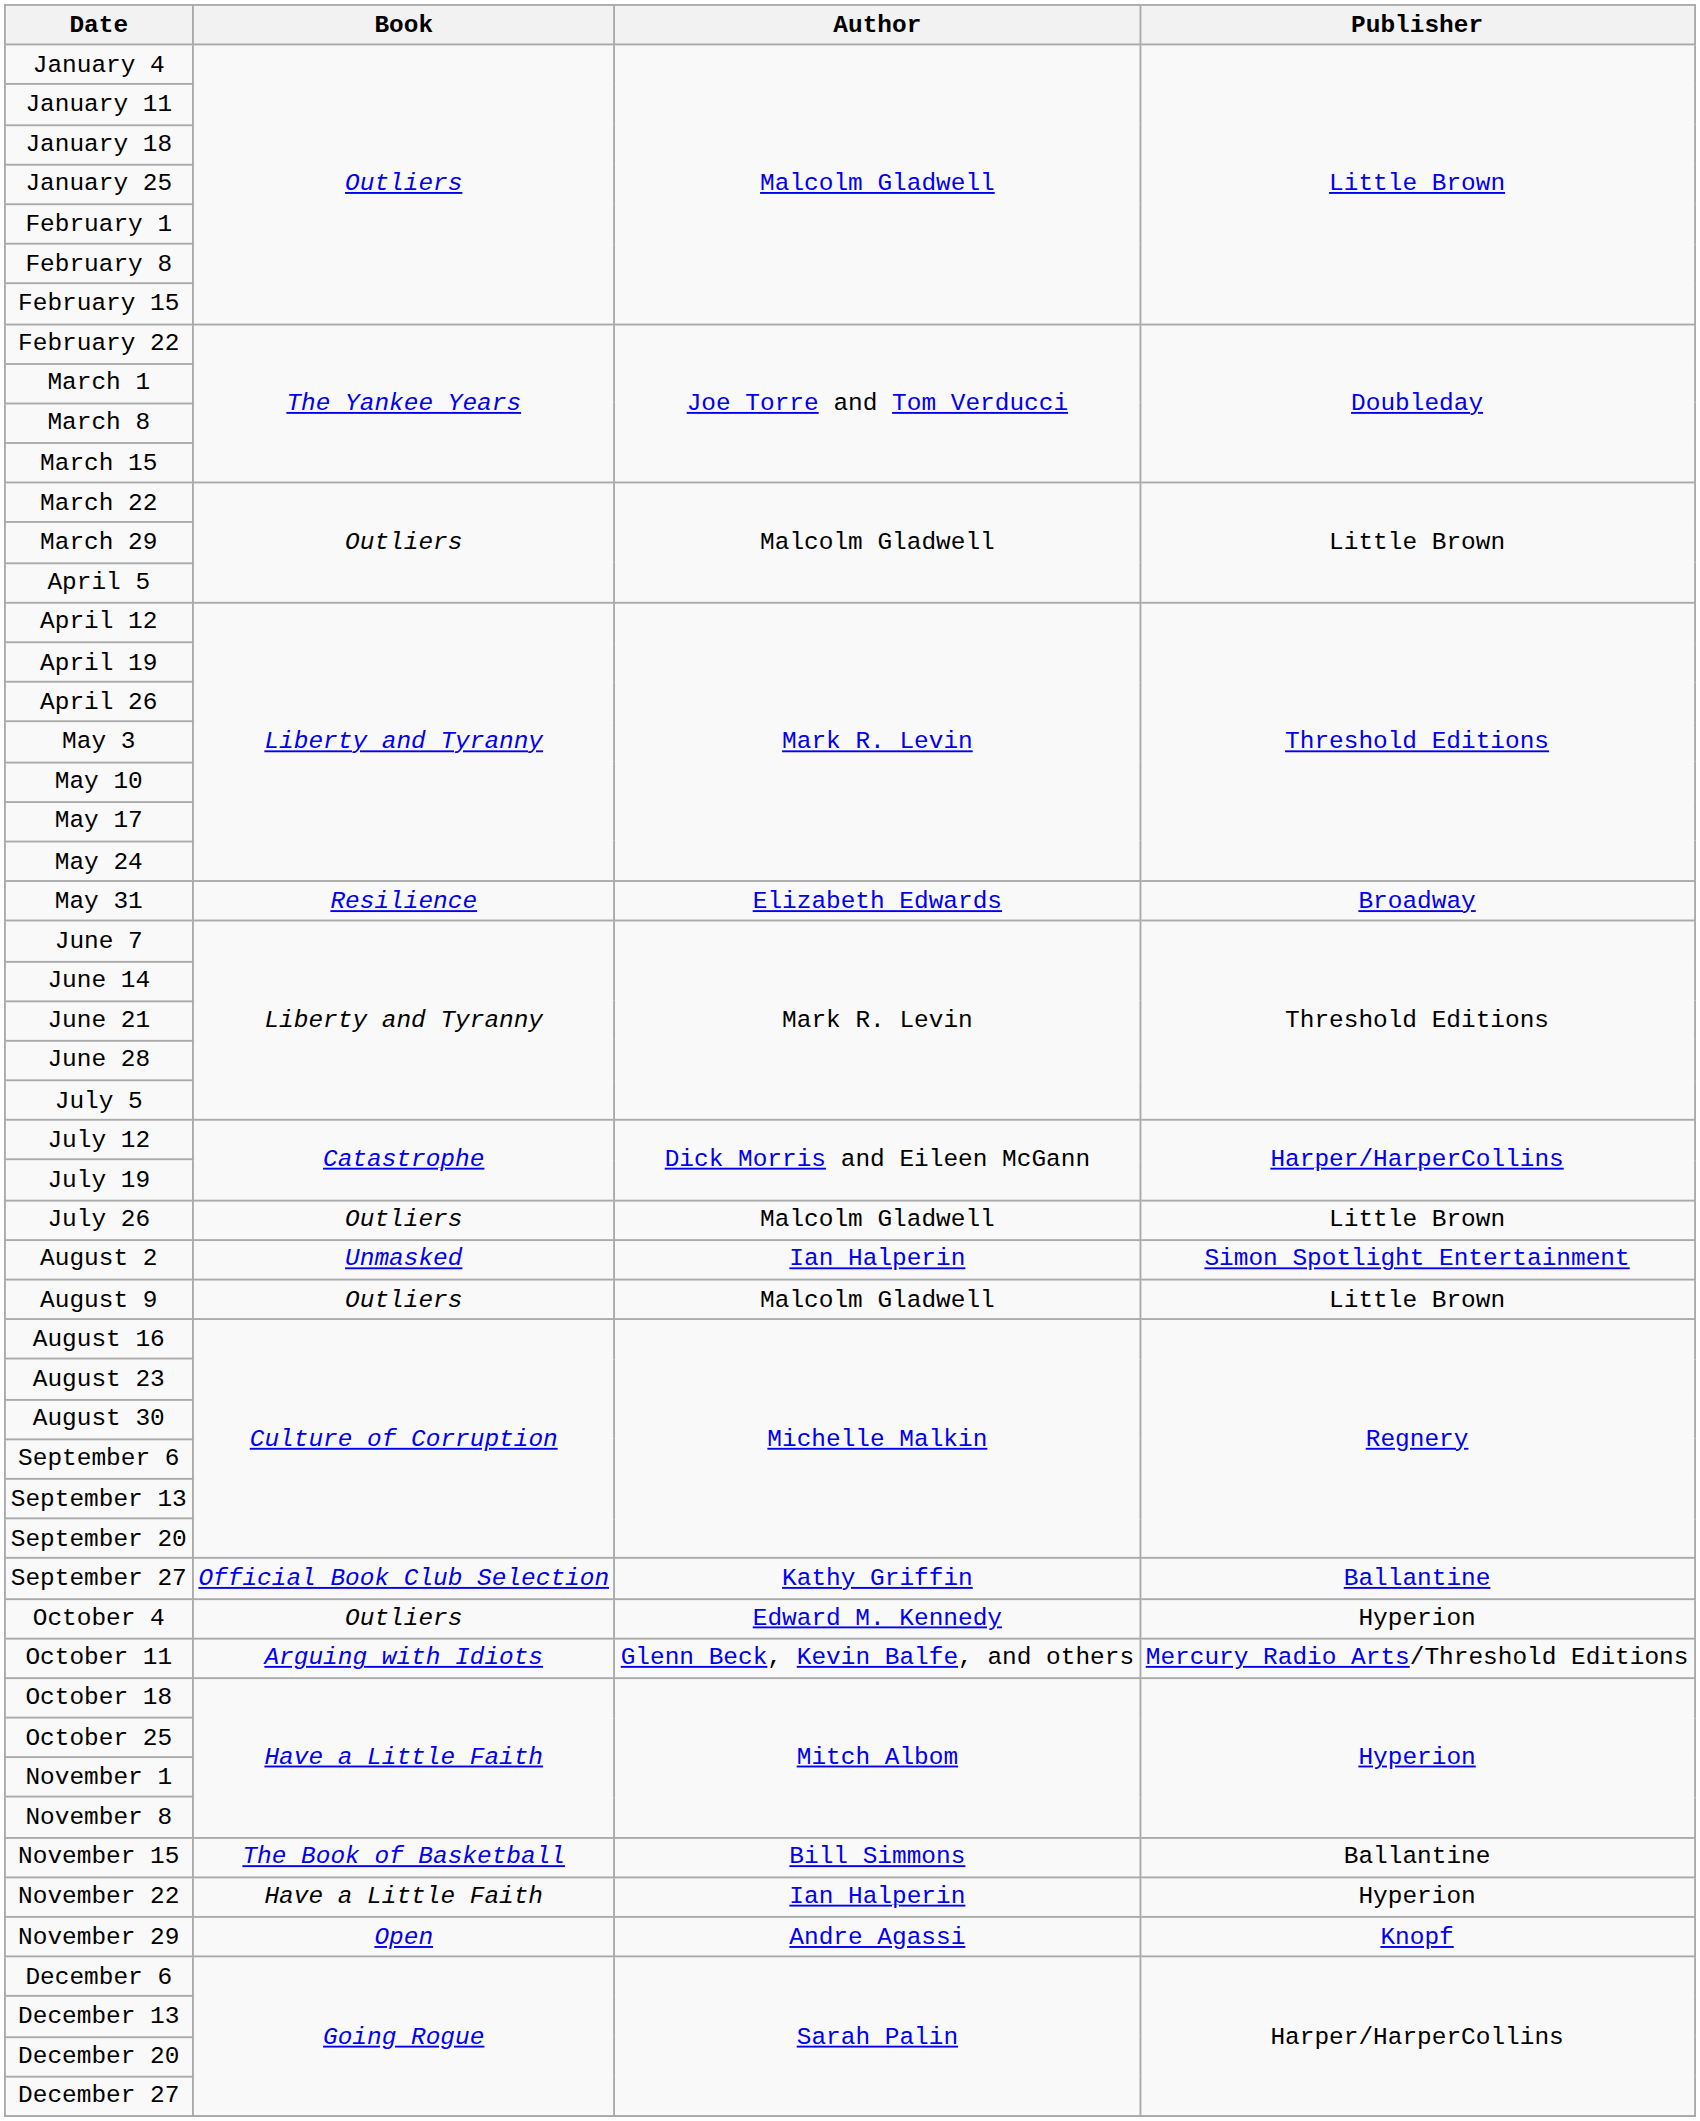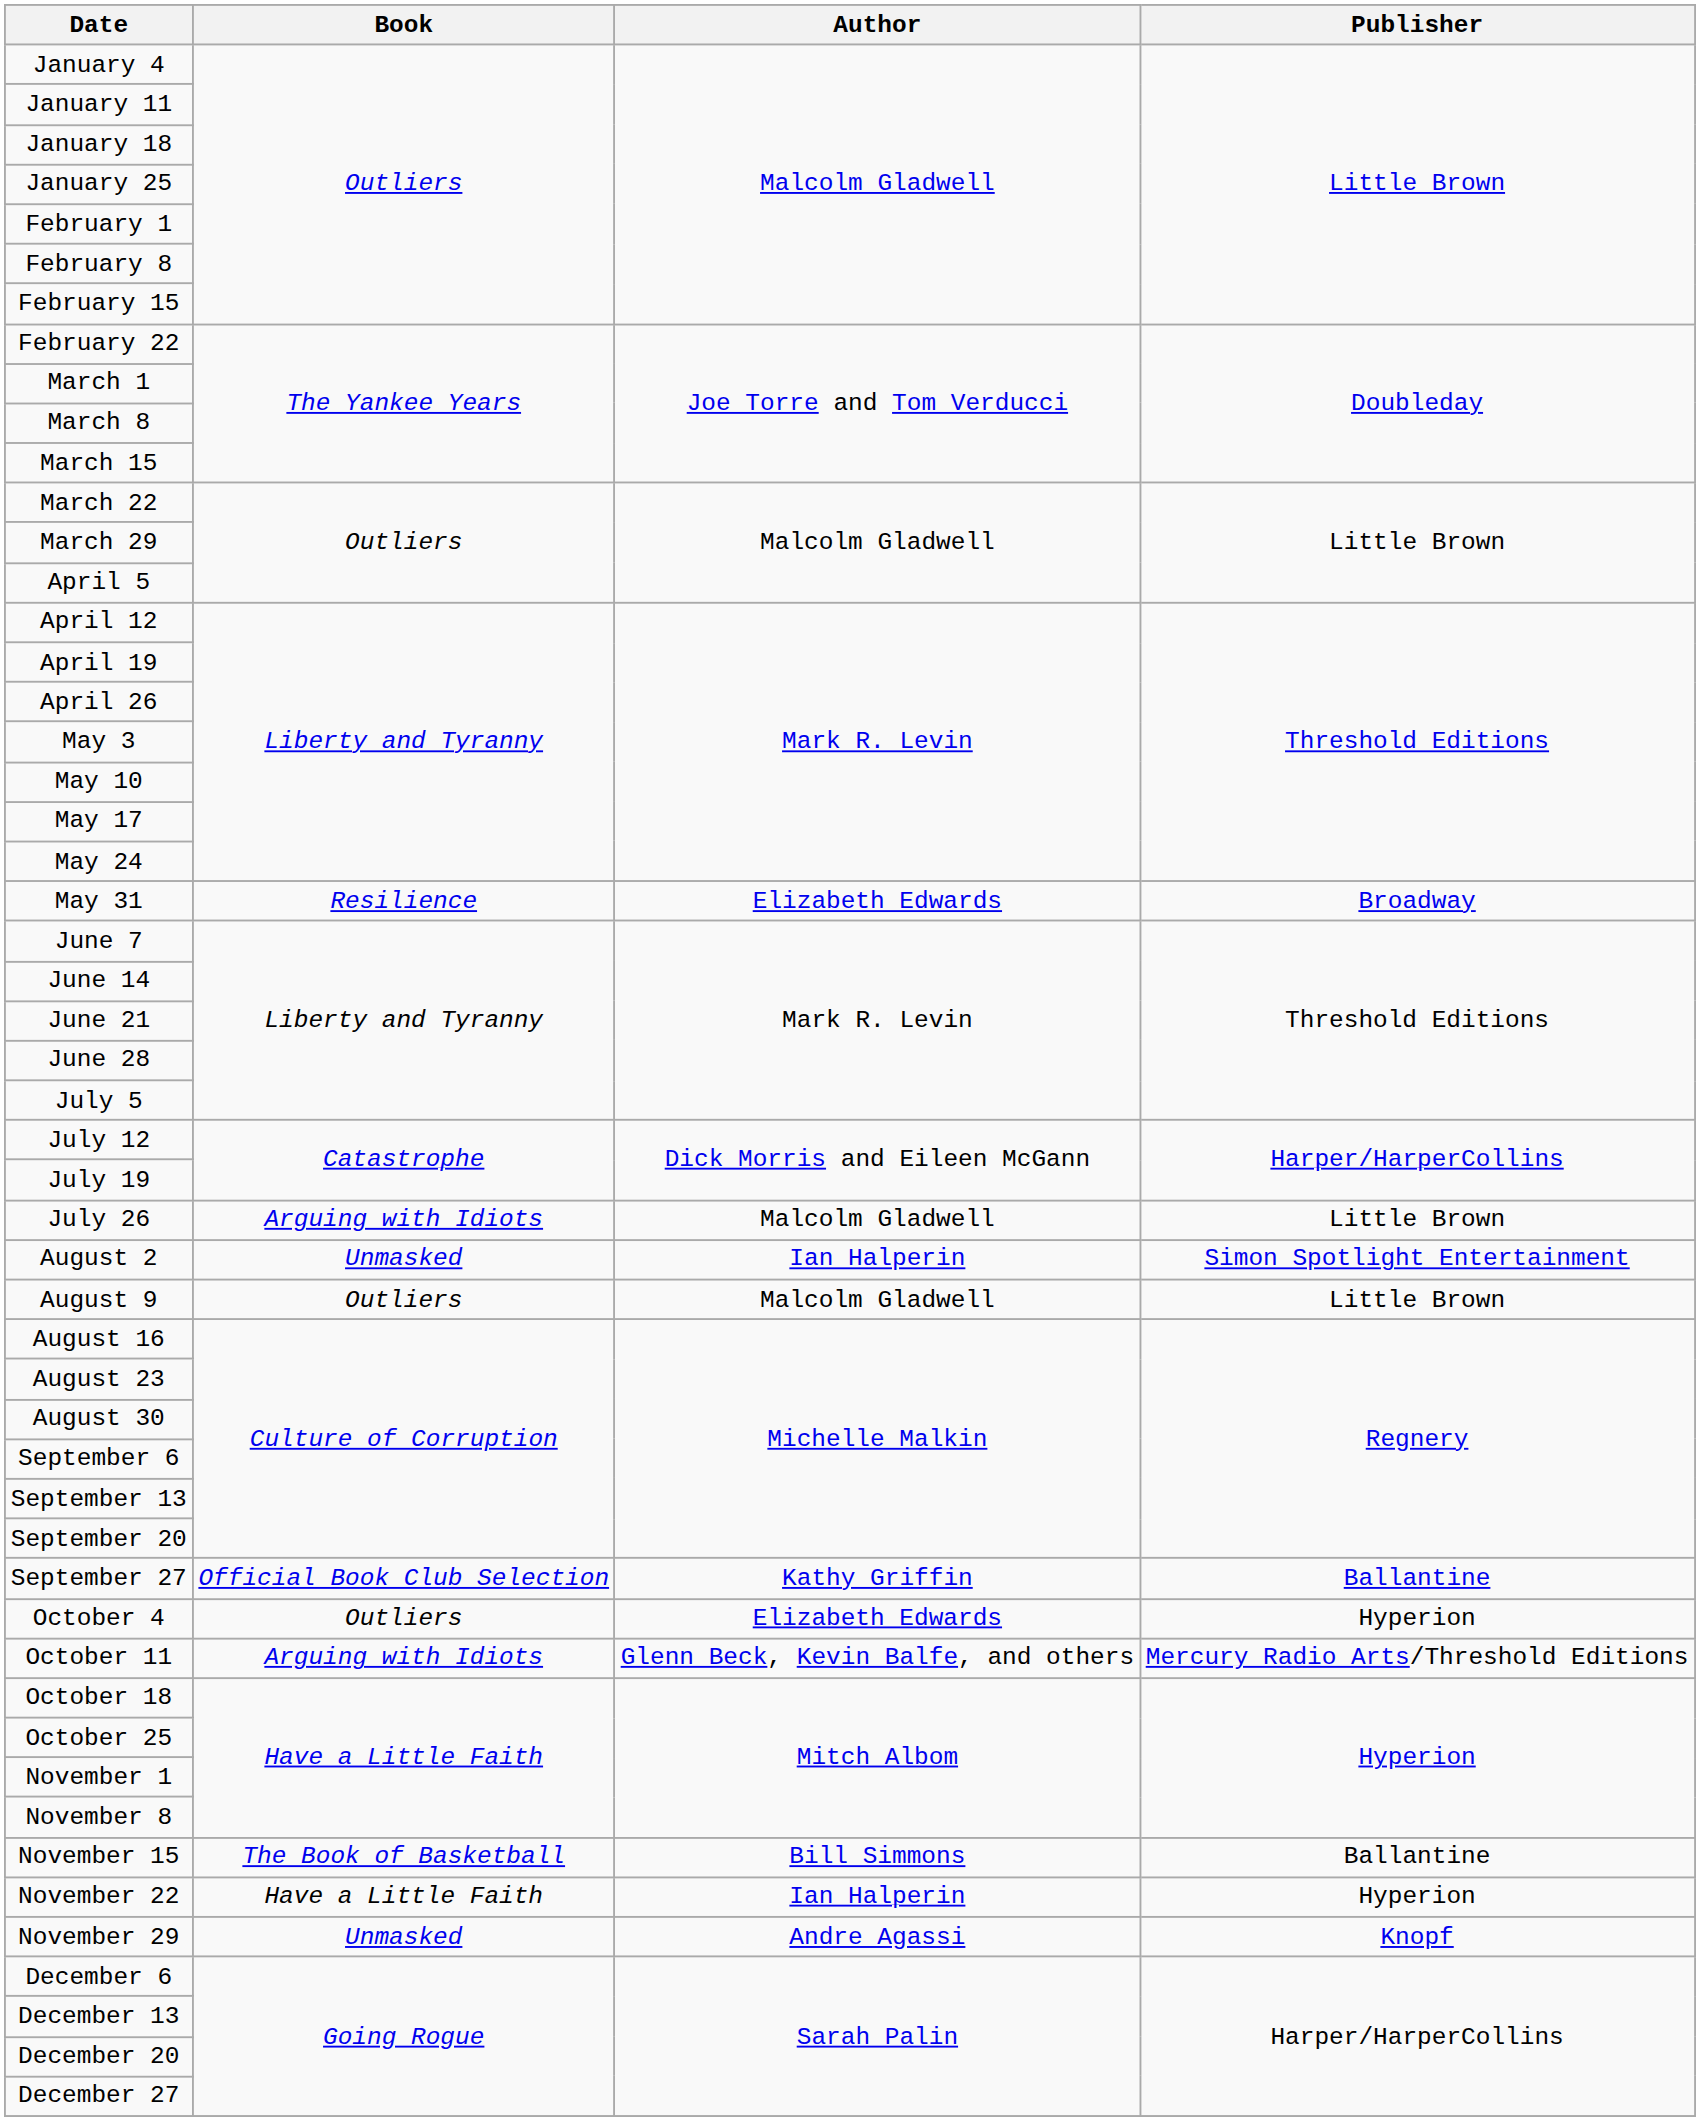(404, 1220) Outliers -> (404, 1220) Arguing with Idiots
(877, 1618) Edward M. Kennedy -> (877, 1618) Elizabeth Edwards
(404, 1937) Open -> (404, 1937) Unmasked
